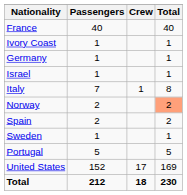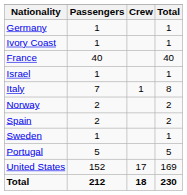rows swapped: (22, 27) <-> (27, 58)
(169, 105) lightsalmon background -> (169, 105) no background
